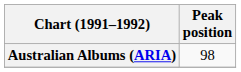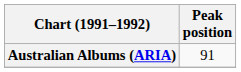(207, 55) 98 -> (207, 55) 91
